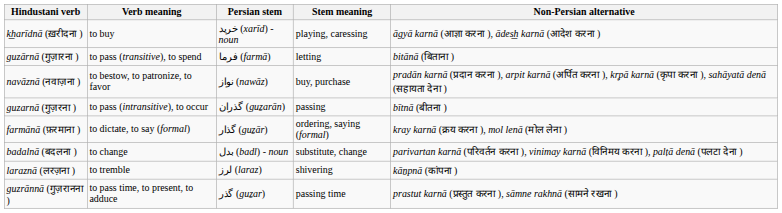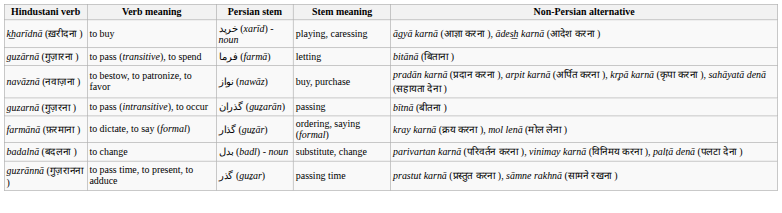- row: (41, 170)
